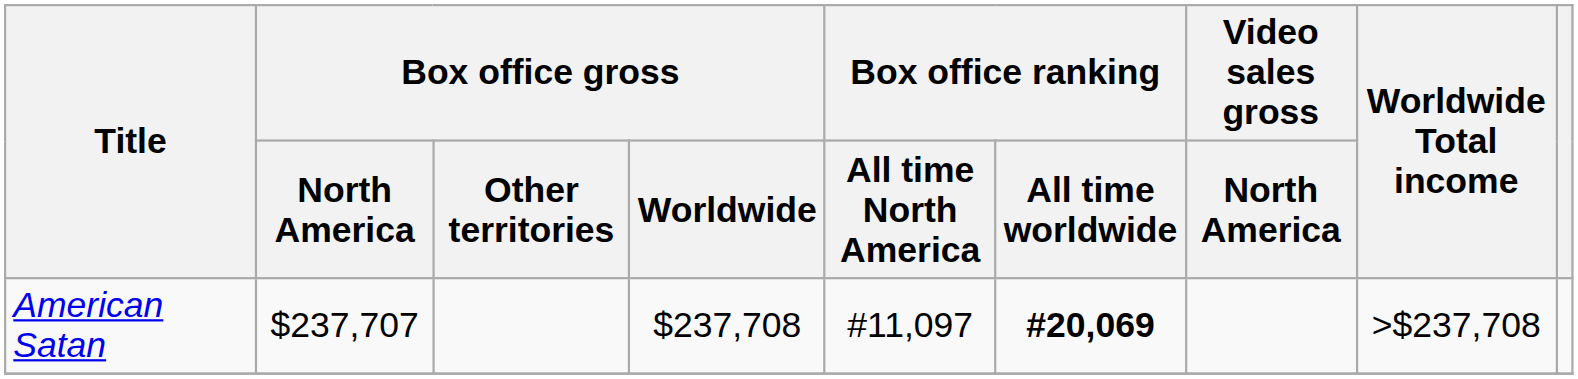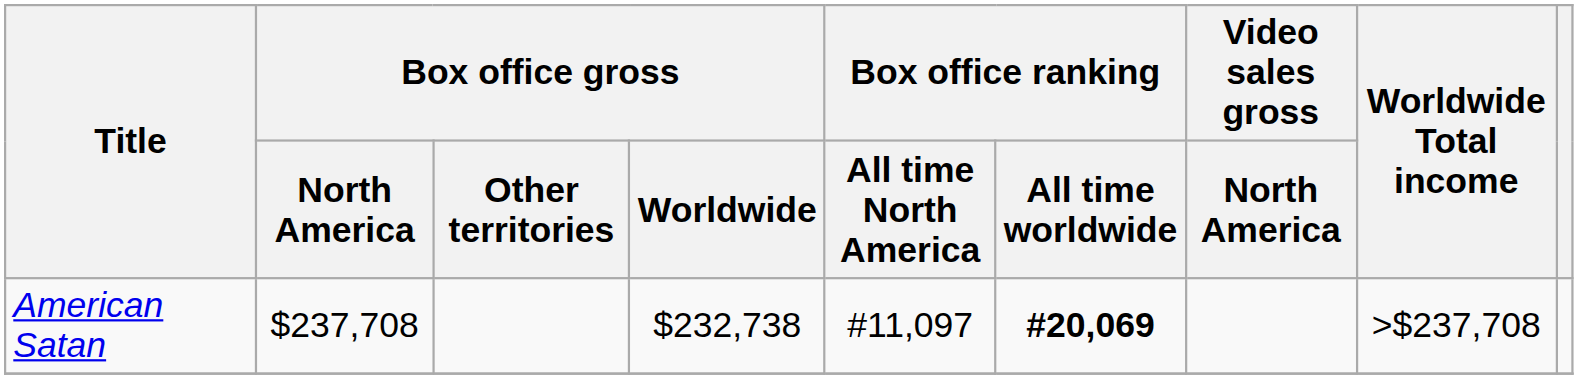(345, 325) $237,707 -> (345, 325) $237,708
(727, 325) $237,708 -> (727, 325) $232,738
